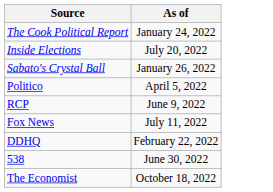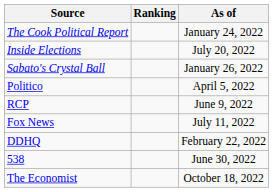+ column: (155, 13)
